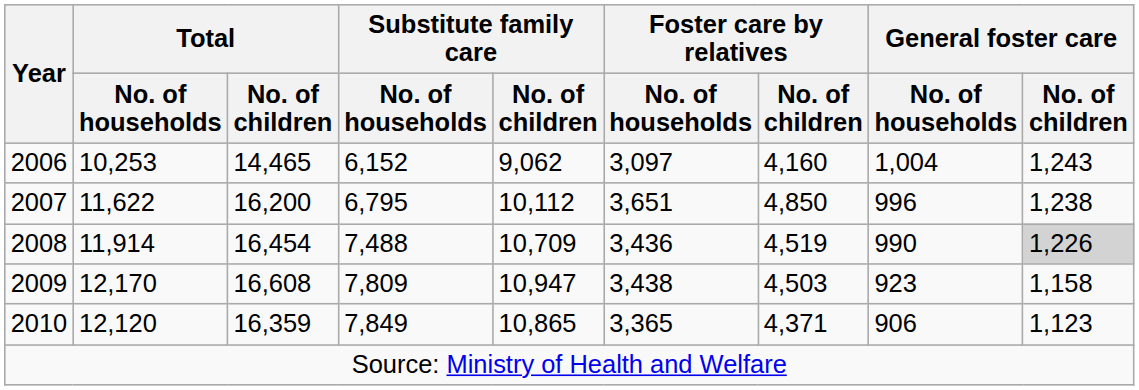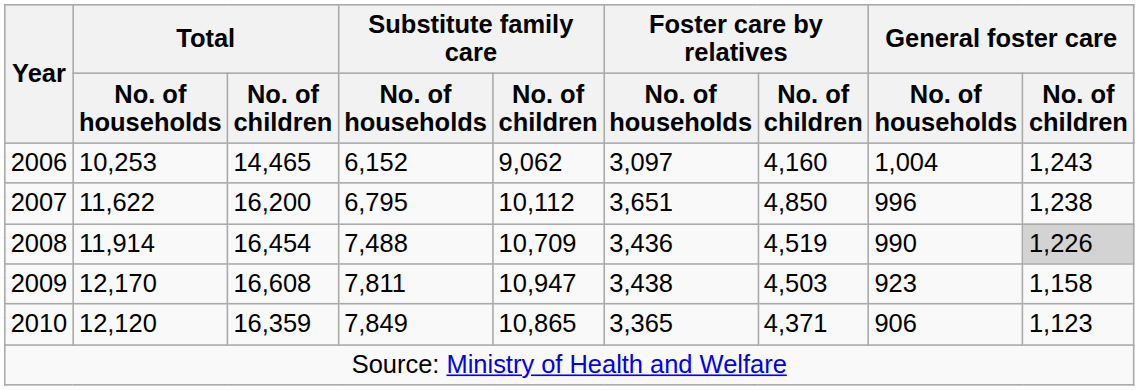(376, 283) 7,809 -> (375, 283) 7,811
